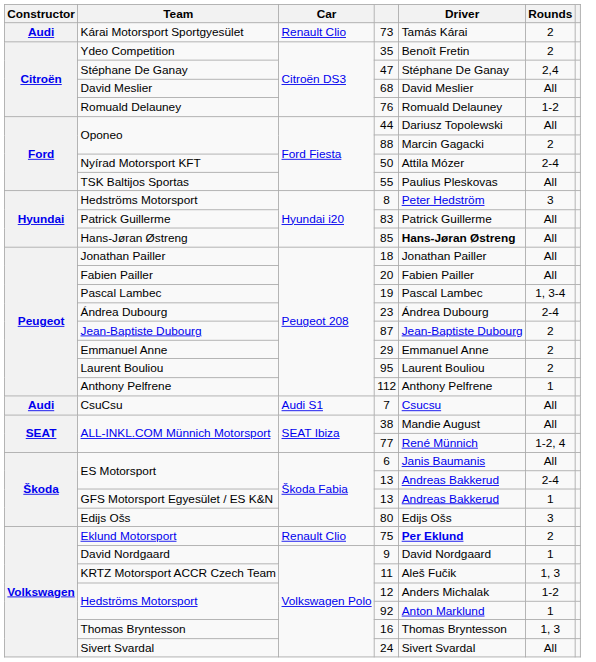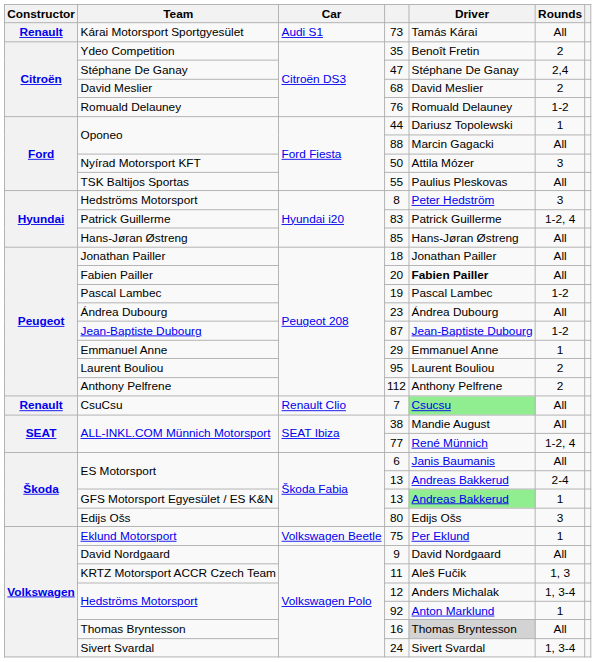(41, 32) Audi -> (41, 32) Renault
(314, 32) Renault Clio -> (302, 32) Audi S1
(550, 32) 2 -> (560, 32) All
(550, 88) All -> (560, 88) 2
(550, 125) All -> (560, 125) 1
(550, 144) 2 -> (560, 144) All
(550, 163) 2-4 -> (560, 163) 3
(550, 219) All -> (560, 219) 1-2, 4
(459, 237) bold -> (465, 237) normal
(438, 274) normal -> (450, 274) bold
(550, 293) 1, 3-4 -> (560, 293) 1-2
(550, 312) 2-4 -> (560, 312) All
(550, 330) 2 -> (560, 330) 1-2
(550, 349) 2 -> (560, 349) 1
(550, 386) 1 -> (560, 386) 2
(41, 405) Audi -> (41, 405) Renault
(302, 405) Audi S1 -> (314, 405) Renault Clio
(421, 405) no background -> (431, 405) lightgreen background
(450, 498) no background -> (460, 498) lightgreen background
(314, 536) Renault Clio -> (332, 536) Volkswagen Beetle
(433, 536) bold -> (440, 536) normal
(550, 536) 2 -> (560, 536) 1
(550, 554) 1 -> (560, 554) All
(550, 592) 1-2 -> (560, 592) 1, 3-4
(454, 629) no background -> (464, 629) lightgrey background
(550, 629) 1, 3 -> (560, 629) All
(550, 647) All -> (560, 647) 1, 3-4
